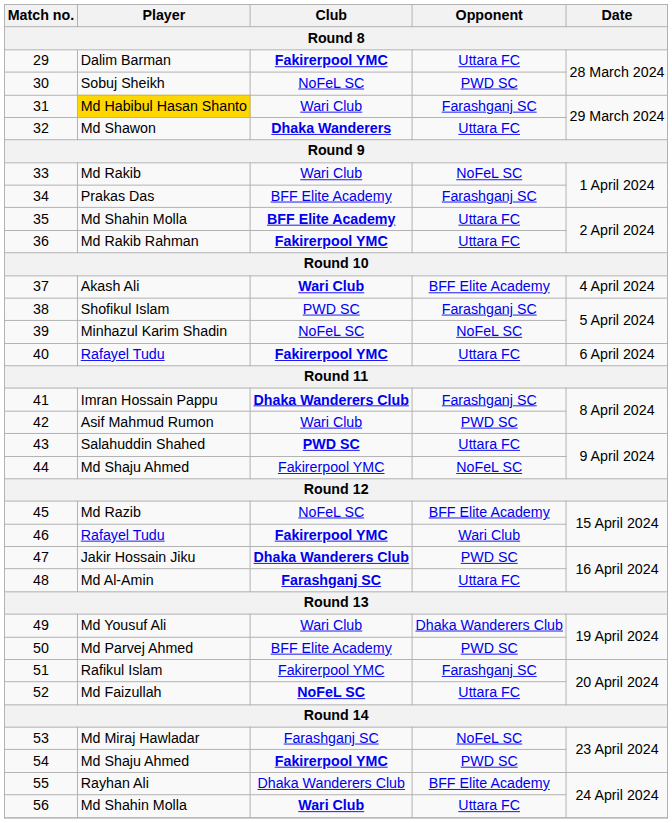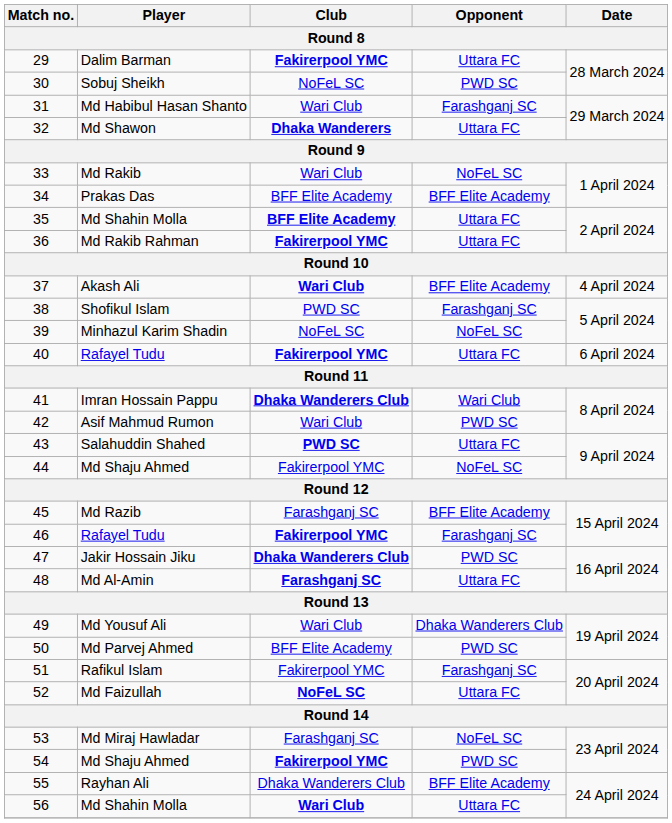(164, 106) gold background -> (164, 106) no background
(489, 196) Farashganj SC -> (489, 196) BFF Elite Academy
(489, 399) Farashganj SC -> (489, 399) Wari Club
(331, 512) NoFeL SC -> (331, 512) Farashganj SC
(489, 535) Wari Club -> (489, 535) Farashganj SC
